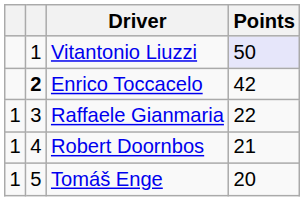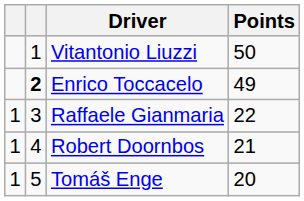(245, 52) lavender background -> (245, 52) no background
(245, 84) 42 -> (245, 84) 49
